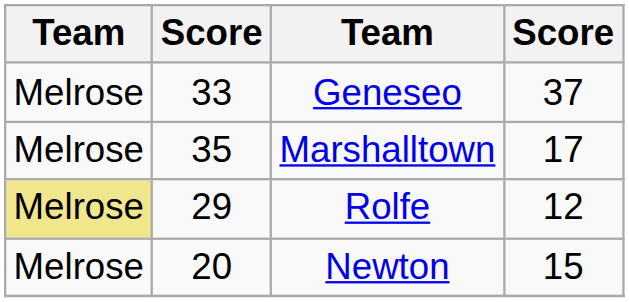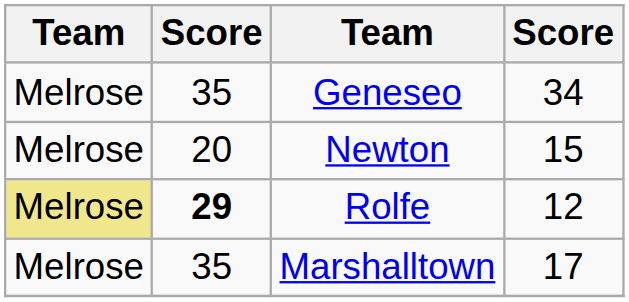(212, 91) 33 -> (212, 91) 35
(563, 91) 37 -> (563, 91) 34
rows swapped: (387, 265) <-> (387, 149)
(212, 207) normal -> (212, 207) bold
